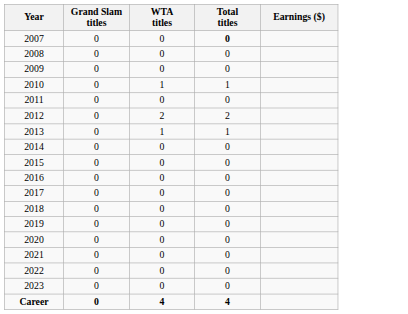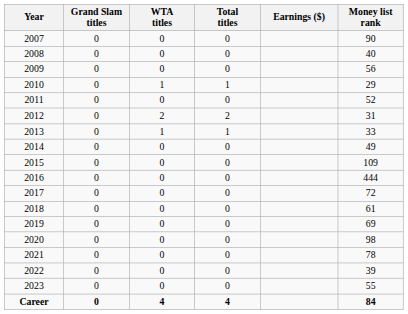+ column: (371, 17)
(227, 38) bold -> (227, 38) normal
